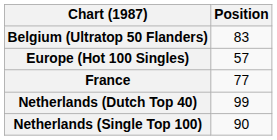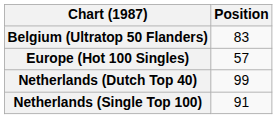- row: (108, 80)
(241, 124) 90 -> (241, 102) 91
